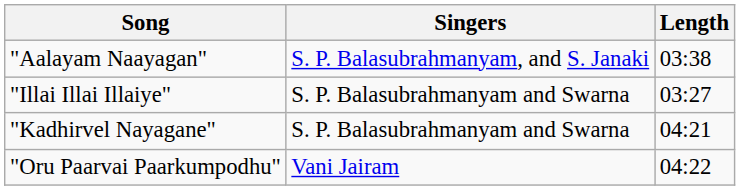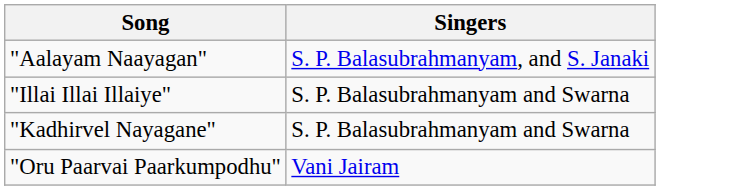- column: (694, 22)
